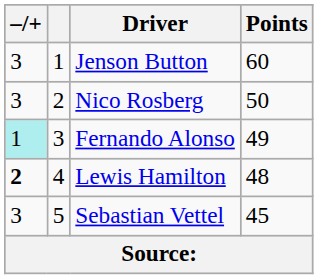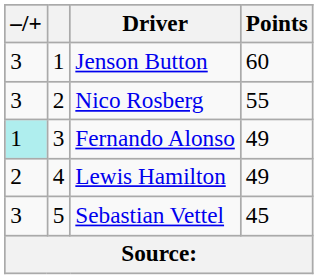(257, 100) 50 -> (257, 100) 55
(16, 176) bold -> (16, 176) normal
(257, 176) 48 -> (257, 176) 49
